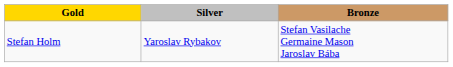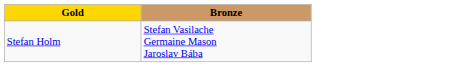- column: (210, 12)
